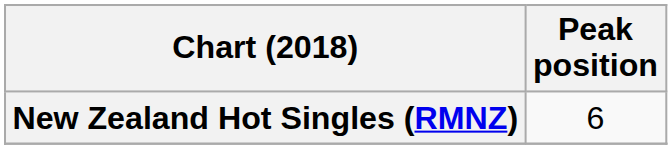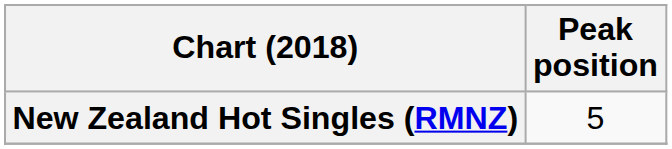(595, 117) 6 -> (595, 117) 5
